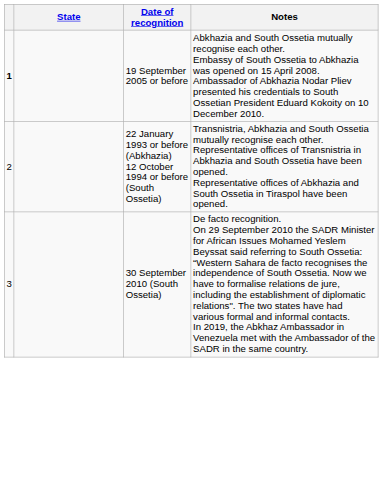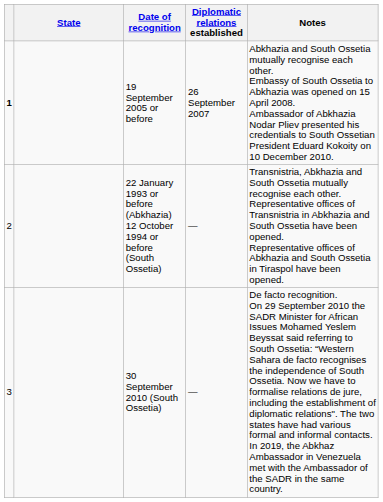+ column: (216, 22)
